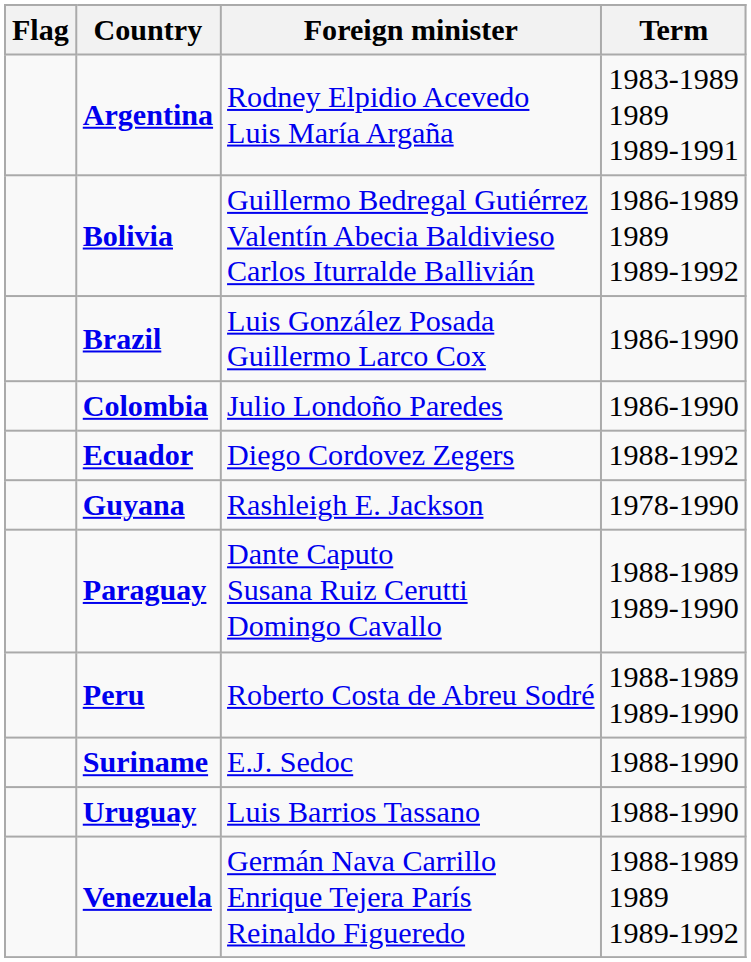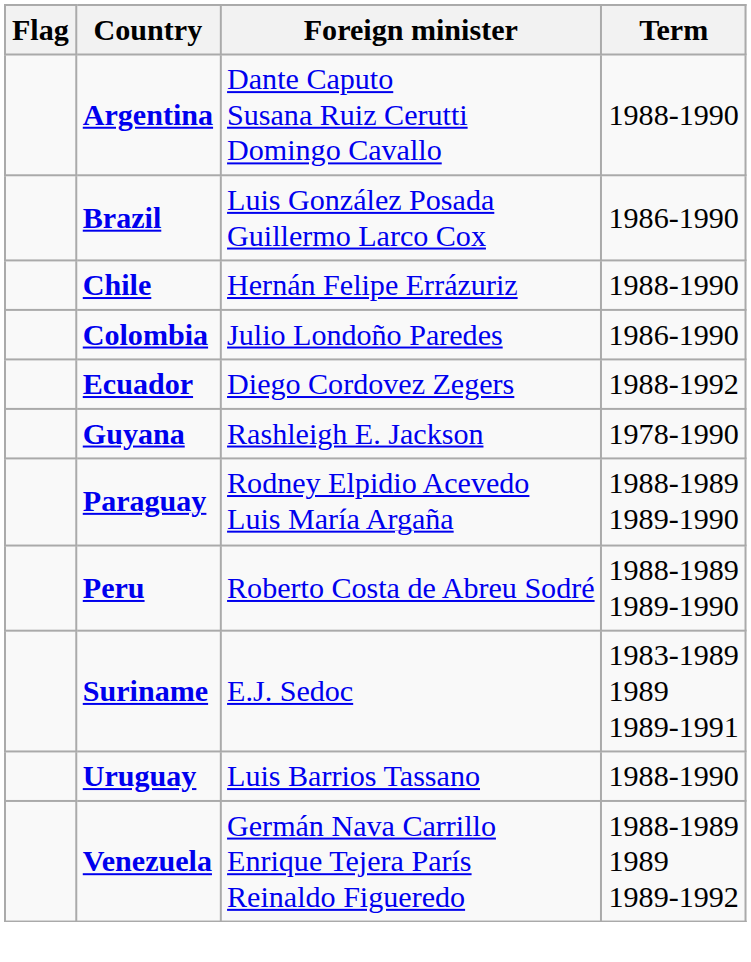(378, 114) Rodney Elpidio Acevedo Luis María Argaña -> (347, 114) Dante Caputo Susana Ruiz Cerutti Domingo Cavallo
(674, 114) 1983-1989 1989 1989-1991 -> (674, 114) 1988-1990
- row: (128, 235)
+ row: (117, 285)
(347, 590) Dante Caputo Susana Ruiz Cerutti Domingo Cavallo -> (378, 501) Rodney Elpidio Acevedo Luis María Argaña
(674, 761) 1988-1990 -> (674, 689) 1983-1989 1989 1989-1991
